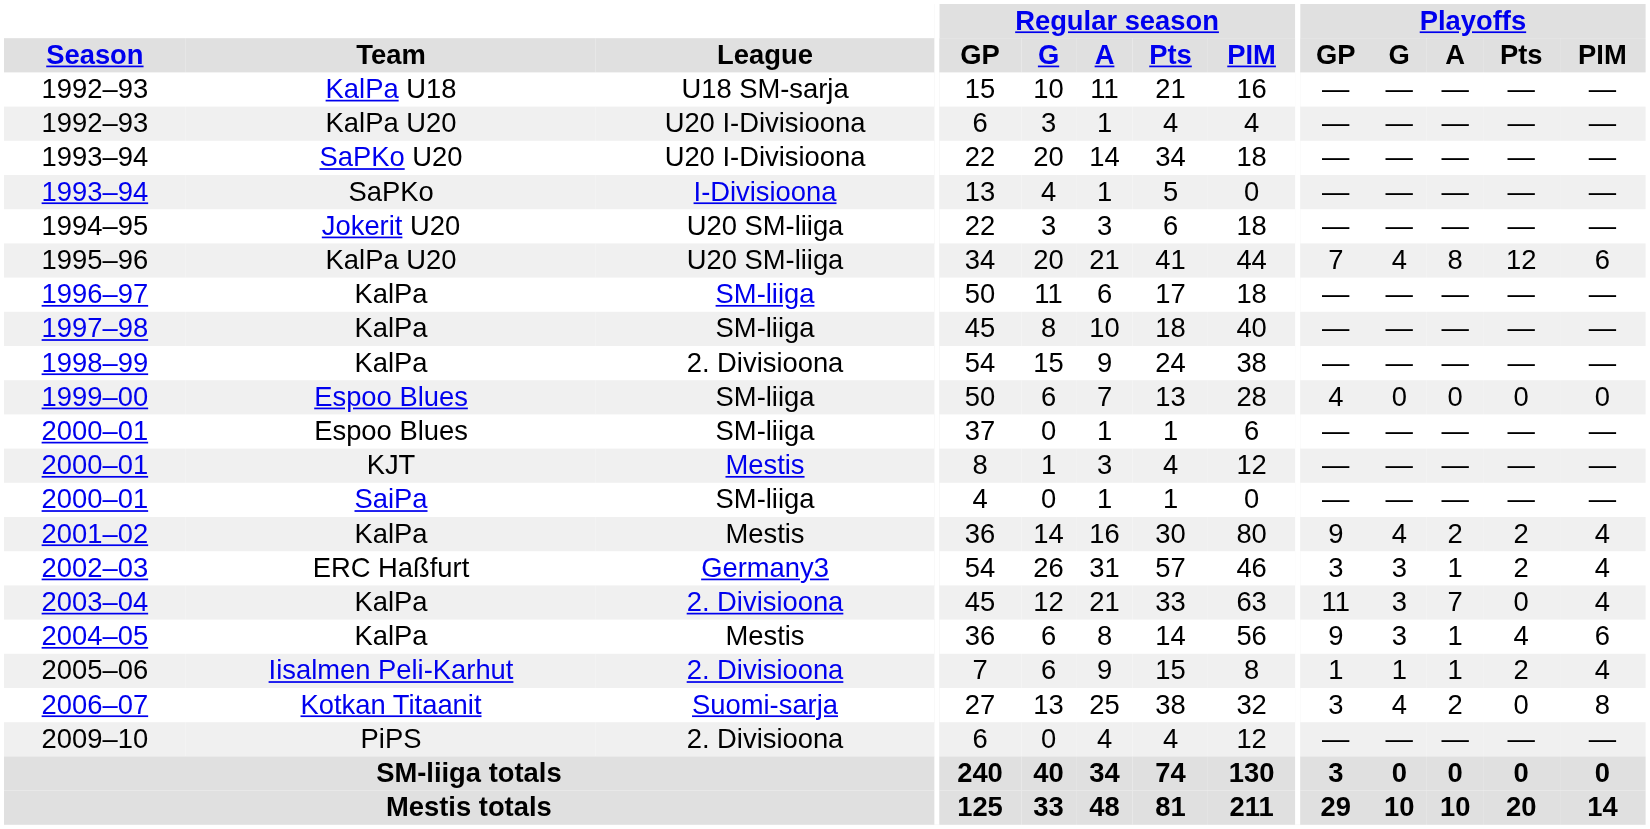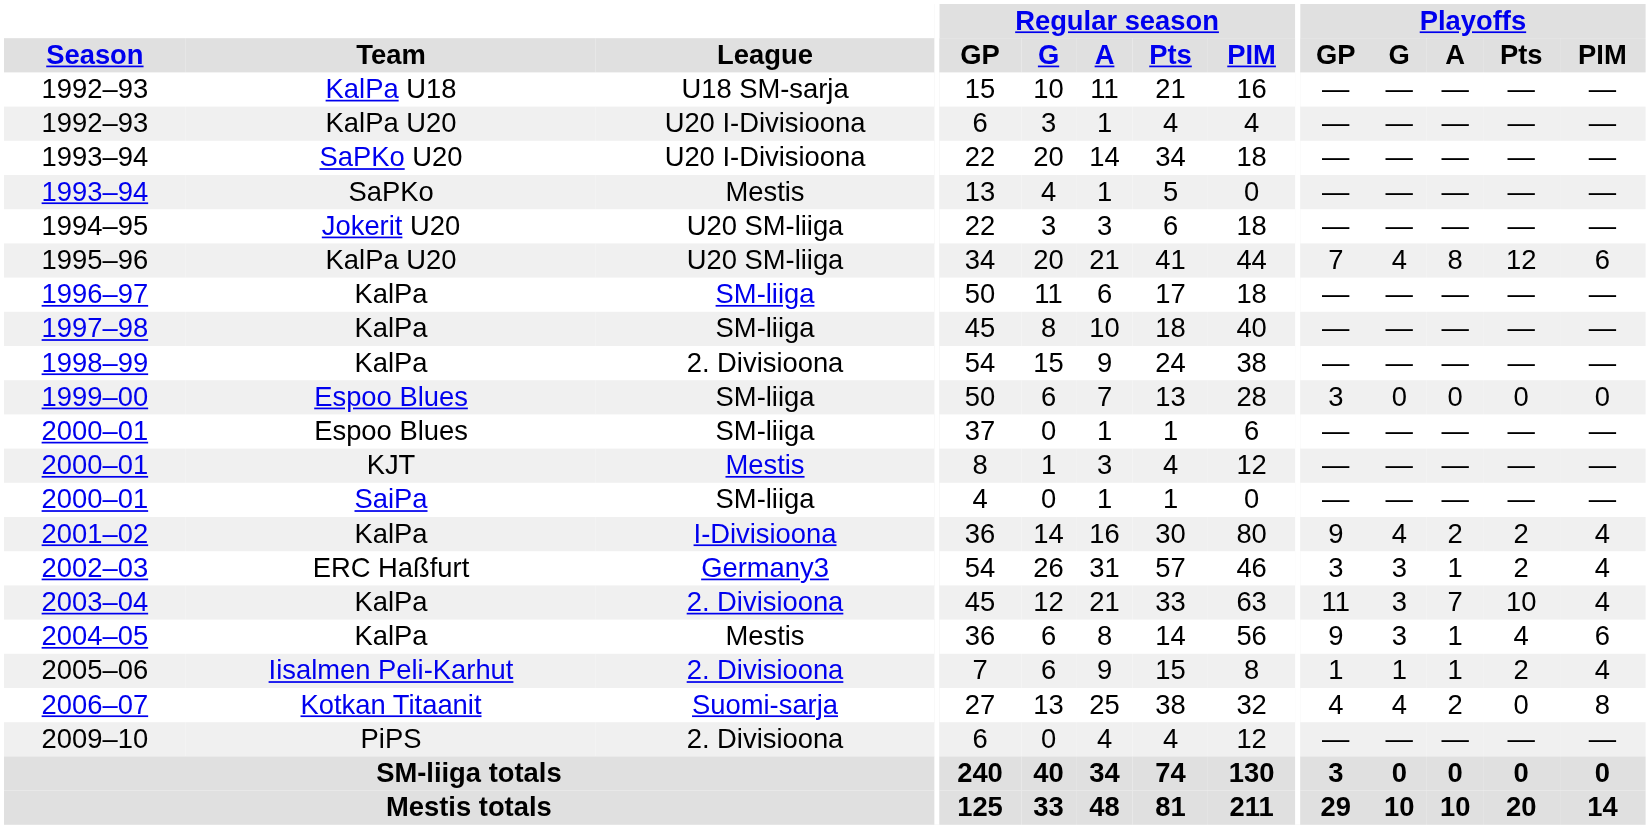(765, 191) I-Divisioona -> (765, 191) Mestis
(1336, 396) 4 -> (1336, 396) 3
(765, 533) Mestis -> (765, 533) I-Divisioona
(1521, 602) 0 -> (1521, 602) 10
(1336, 704) 3 -> (1336, 704) 4
